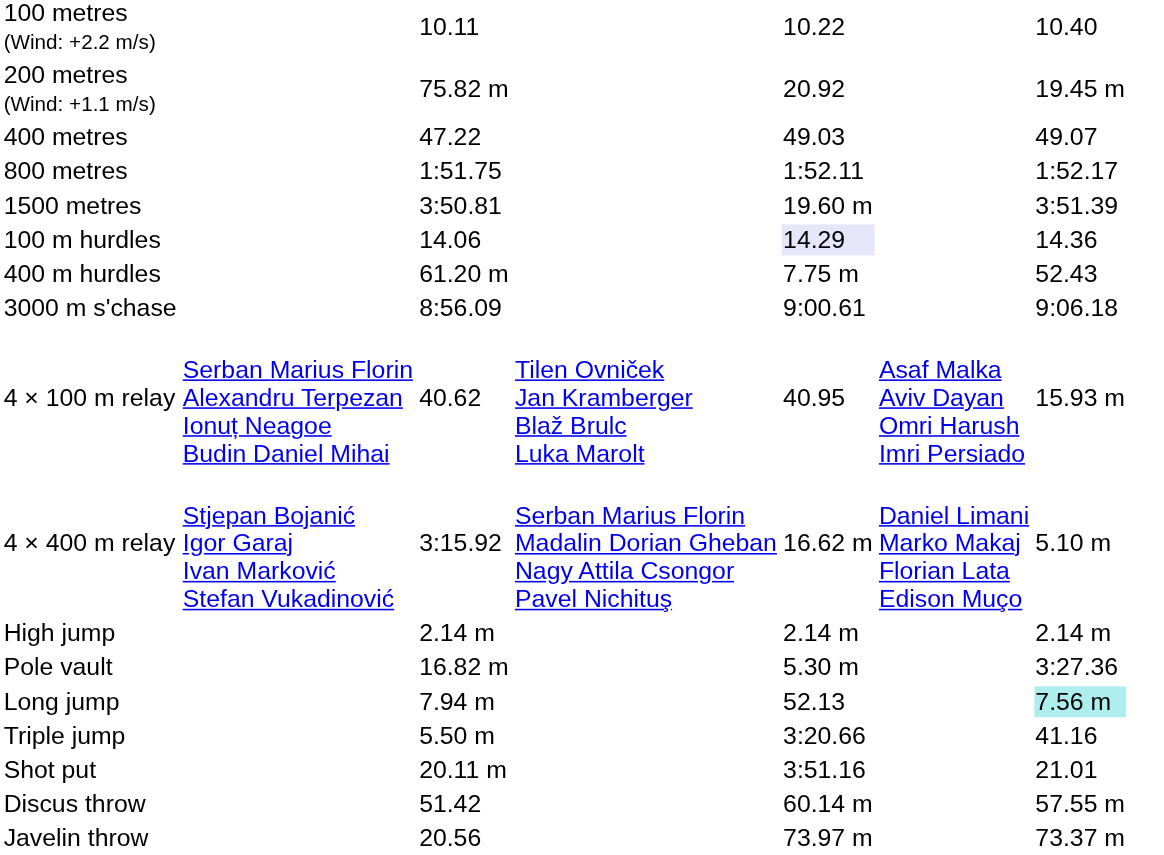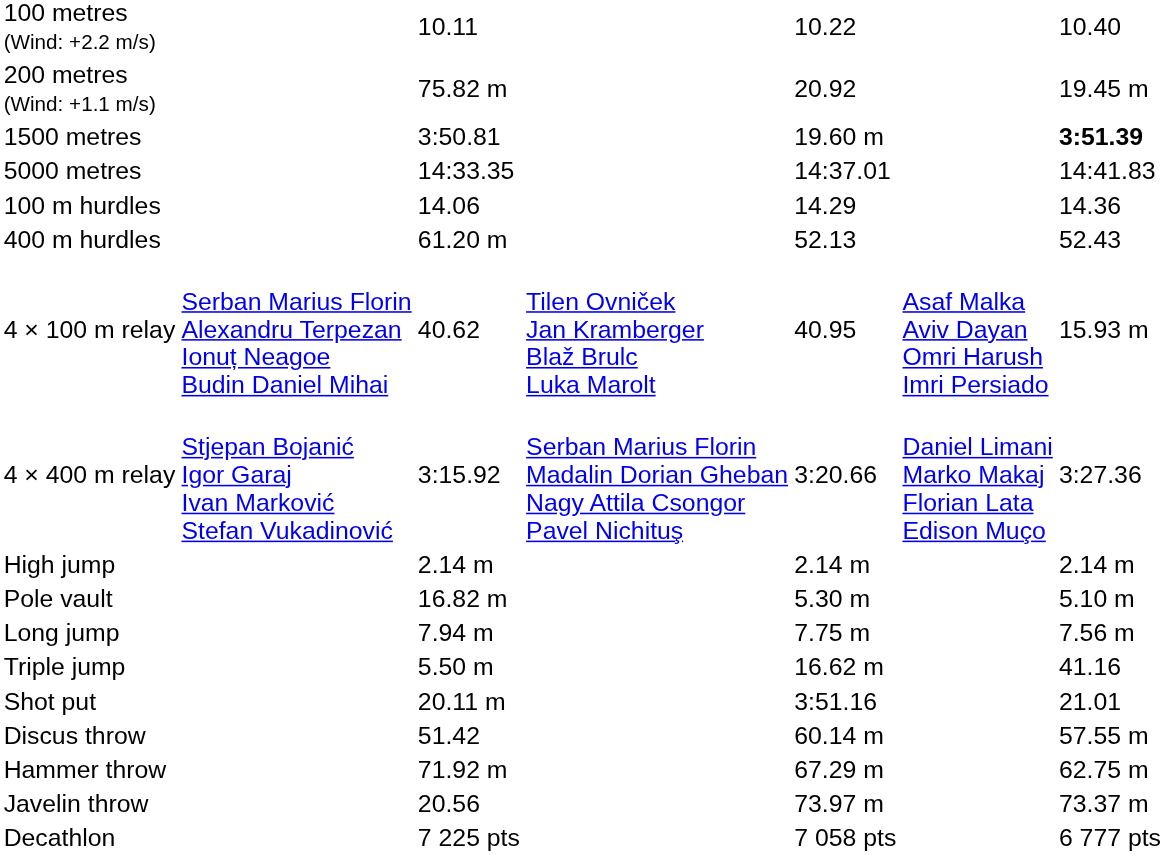- row: (66, 137)
- row: (66, 171)
(1077, 205) normal -> (1101, 137) bold
+ row: (73, 171)
(814, 239) lavender background -> (825, 205) no background
(821, 273) 7.75 m -> (825, 239) 52.13
- row: (90, 307)
(828, 543) 16.62 m -> (836, 475) 3:20.66
(1073, 543) 5.10 m -> (1100, 475) 3:27.36
(1077, 667) 3:27.36 -> (1097, 599) 5.10 m
(814, 701) 52.13 -> (832, 633) 7.75 m
(1073, 701) paleturquoise background -> (1097, 633) no background
(824, 735) 3:20.66 -> (839, 667) 16.62 m
+ row: (85, 769)
+ row: (59, 837)
